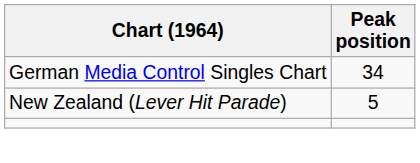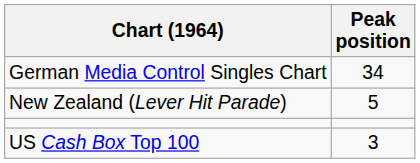+ row: (104, 142)
